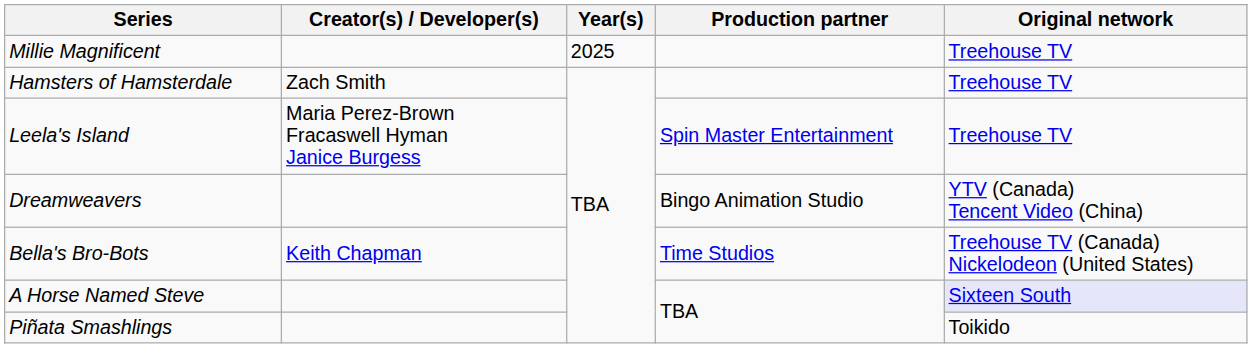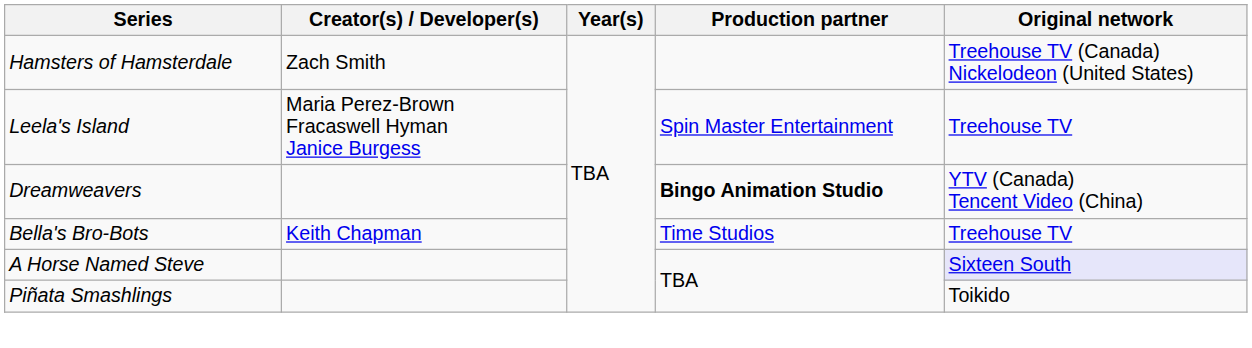- row: (85, 51)
(1010, 82) Treehouse TV -> (1071, 62) Treehouse TV (Canada) Nickelodeon (United States)
(762, 200) normal -> (772, 191) bold
(1071, 253) Treehouse TV (Canada) Nickelodeon (United States) -> (1010, 233) Treehouse TV
